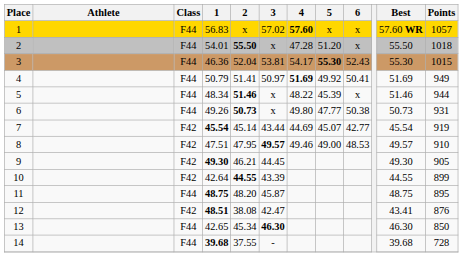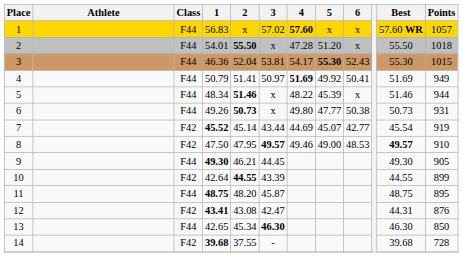(217, 128) 45.54 -> (217, 128) 45.52
(217, 144) 47.51 -> (217, 144) 47.50
(401, 144) normal -> (401, 144) bold
(188, 161) F42 -> (188, 161) F44
(217, 210) 48.51 -> (217, 210) 43.41
(245, 210) 38.08 -> (245, 210) 43.08
(401, 210) 43.41 -> (401, 210) 44.31
(188, 243) F44 -> (188, 243) F42
